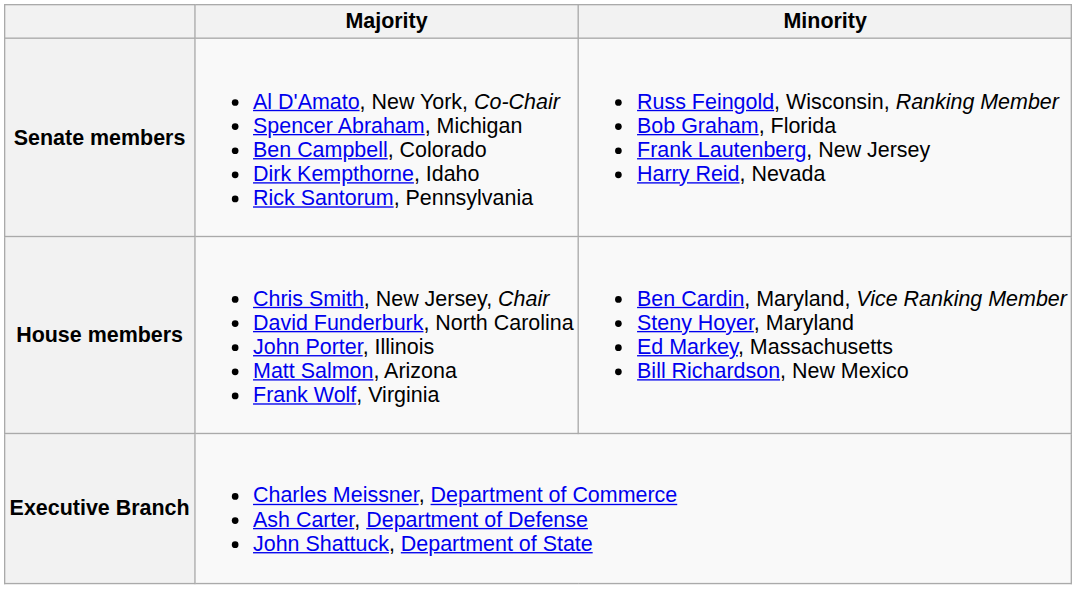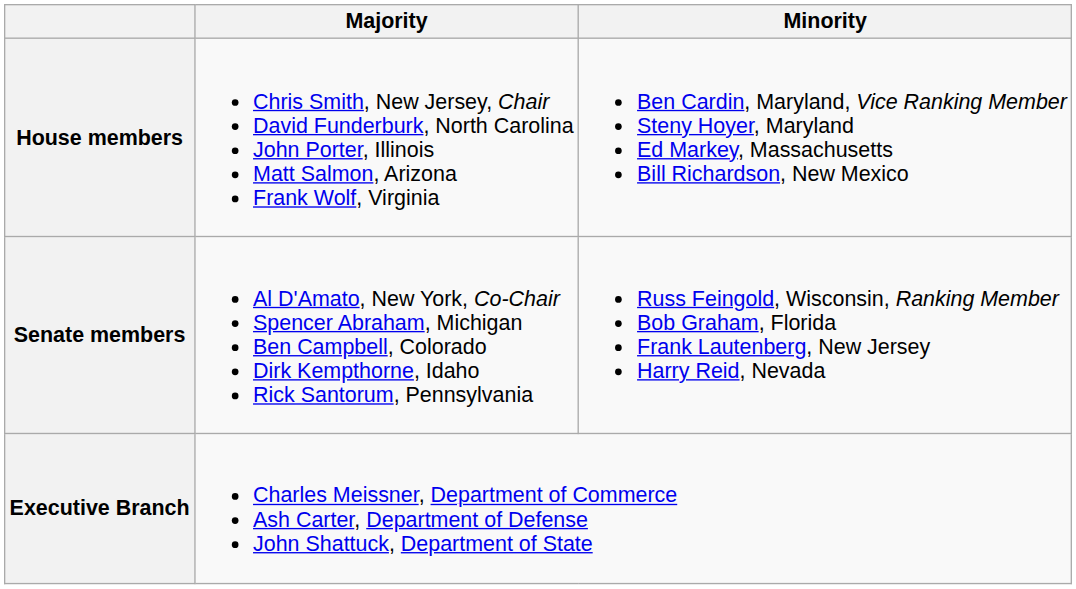rows swapped: (100, 137) <-> (100, 334)
